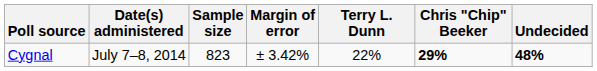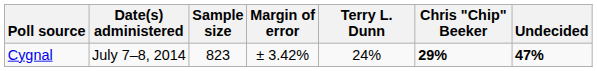(367, 54) 22% -> (367, 54) 24%
(529, 54) 48% -> (529, 54) 47%
